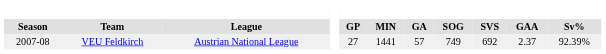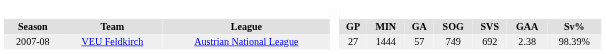(386, 41) 1441 -> (386, 41) 1444
(527, 41) 2.37 -> (527, 41) 2.38
(574, 41) 92.39% -> (574, 41) 98.39%
